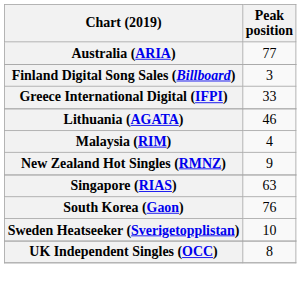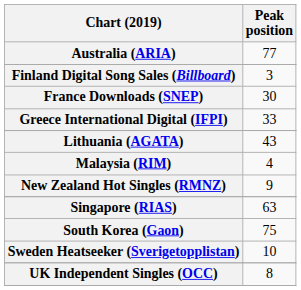+ row: (124, 97)
(269, 119) 46 -> (269, 141) 43
(269, 207) 76 -> (269, 229) 75
